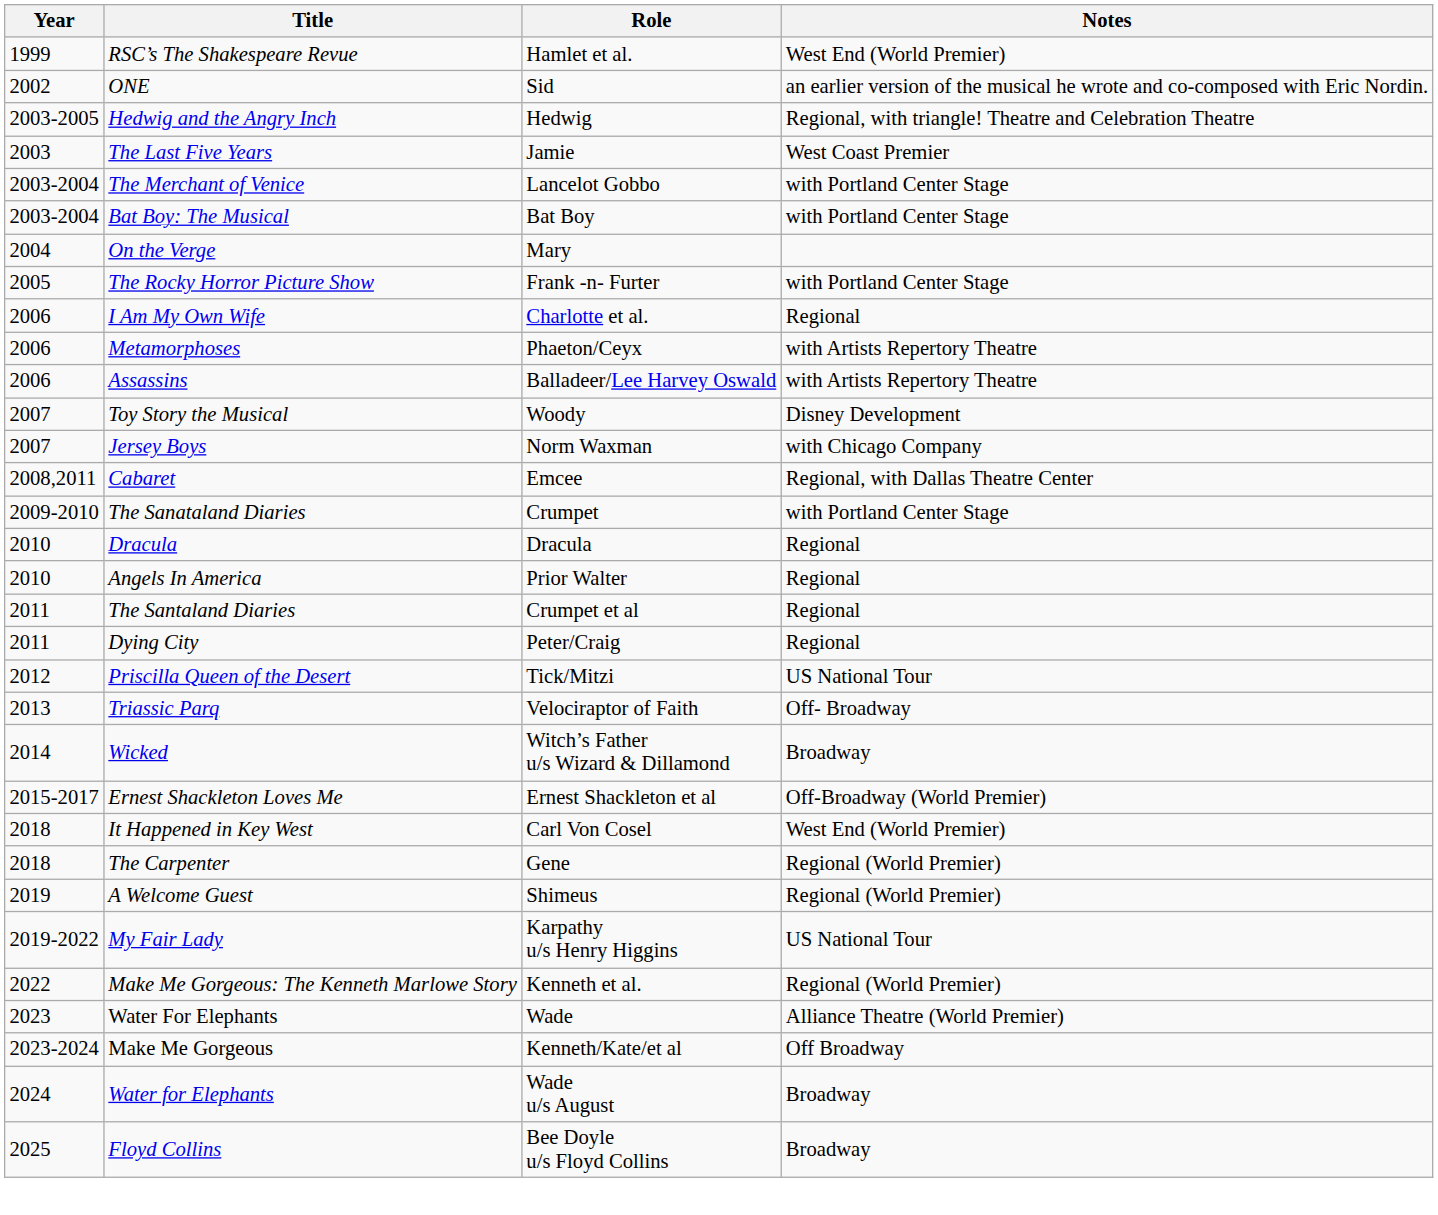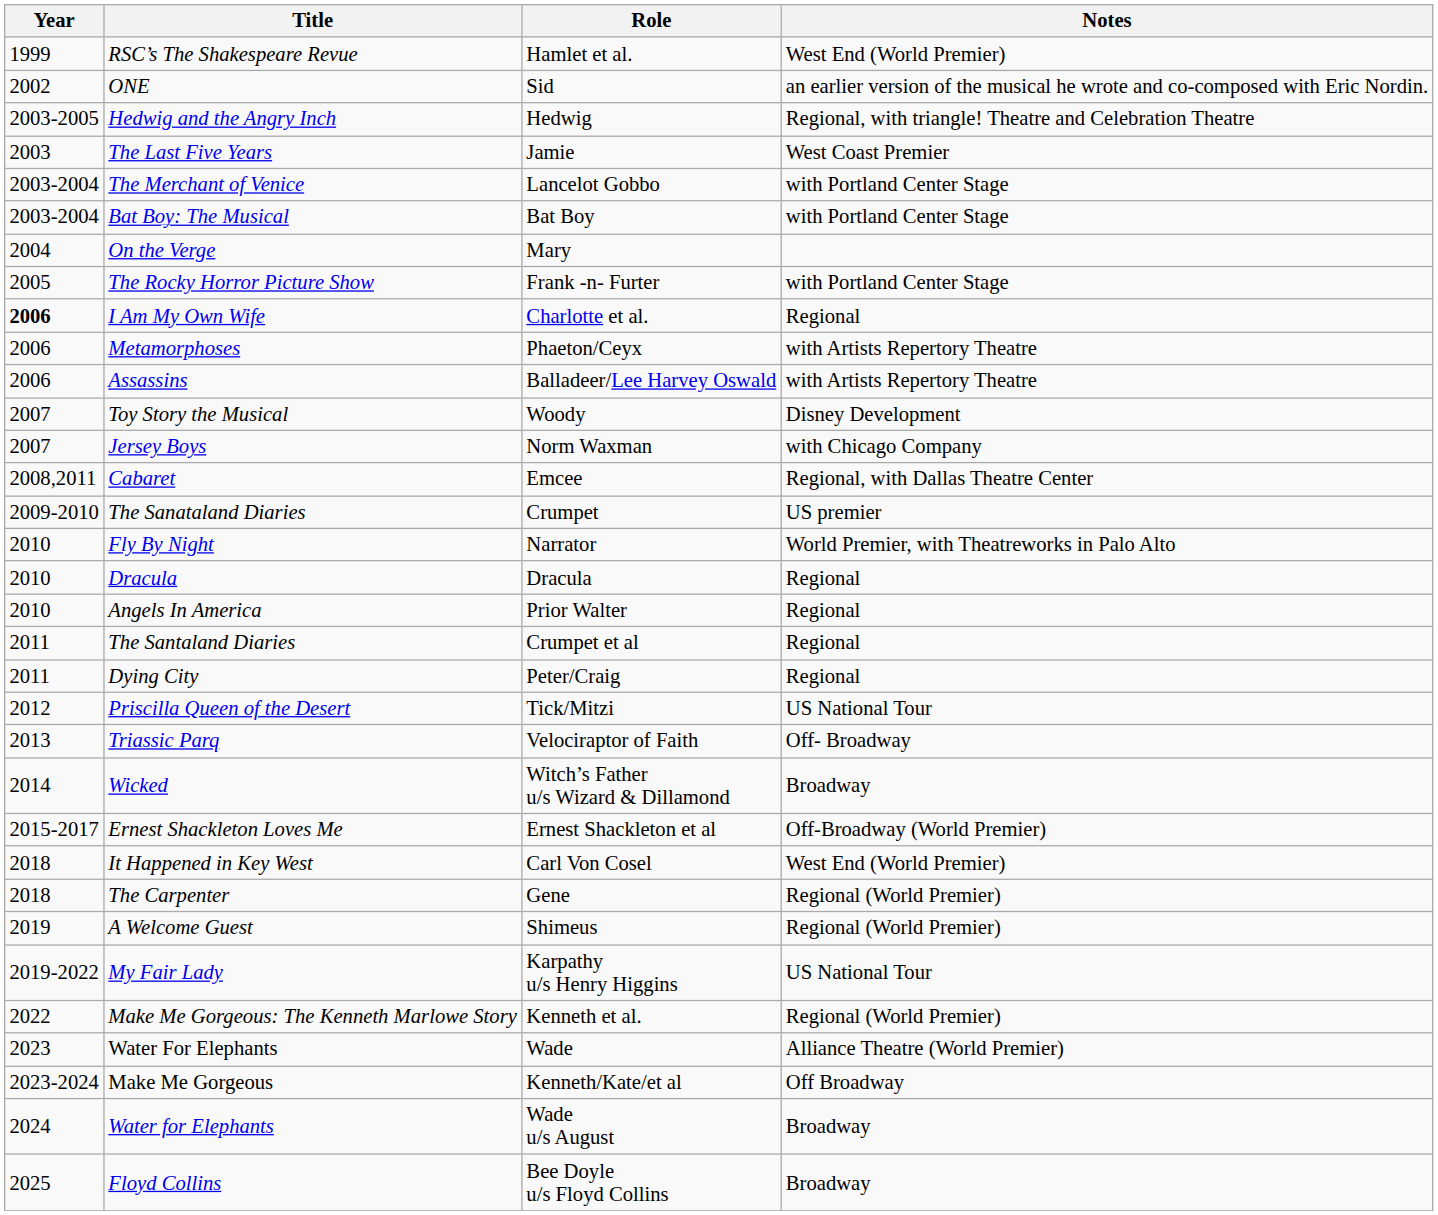(30, 315) normal -> (30, 315) bold
(897, 511) with Portland Center Stage -> (834, 511) US premier
+ row: (161, 544)
